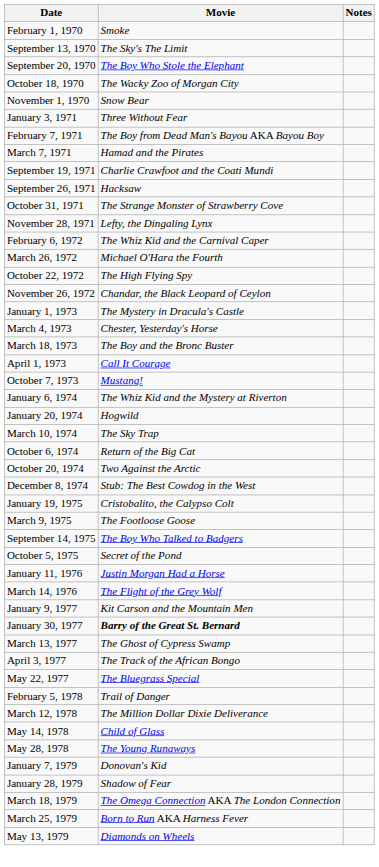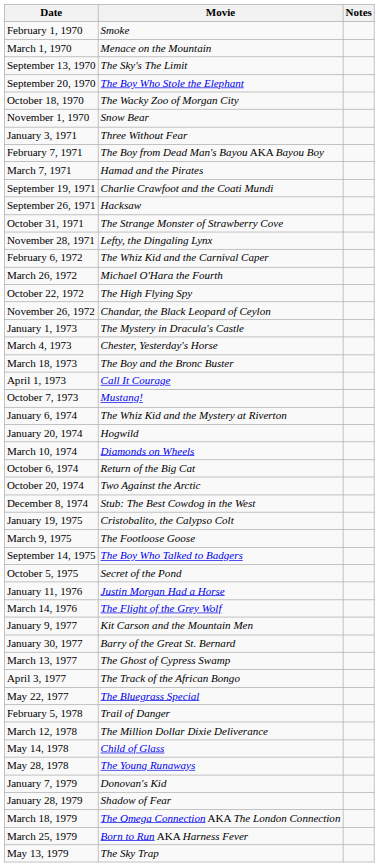+ row: (39, 48)
(130, 433) The Sky Trap -> (148, 450) Diamonds on Wheels
(170, 626) bold -> (168, 643) normal
(148, 836) Diamonds on Wheels -> (130, 853) The Sky Trap
